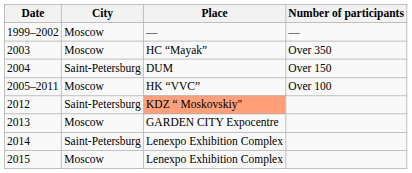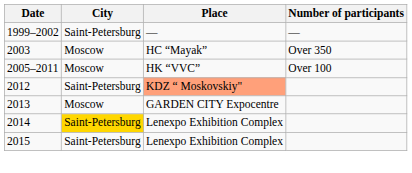(84, 31) Moscow -> (102, 31) Saint-Petersburg
- row: (19, 68)
(102, 141) no background -> (102, 123) gold background
(84, 159) Moscow -> (102, 141) Saint-Petersburg
